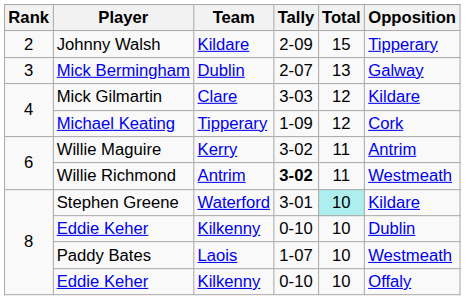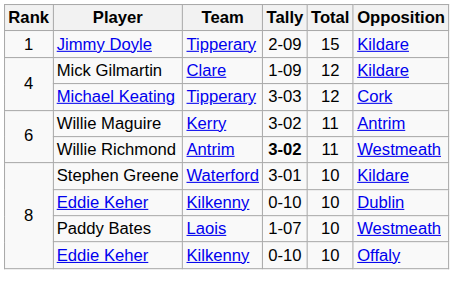+ row: (104, 44)
- row: (109, 44)
- row: (123, 70)
(296, 96) 3-03 -> (285, 70) 1-09
(296, 123) 1-09 -> (285, 96) 3-03
(341, 202) paleturquoise background -> (330, 176) no background
